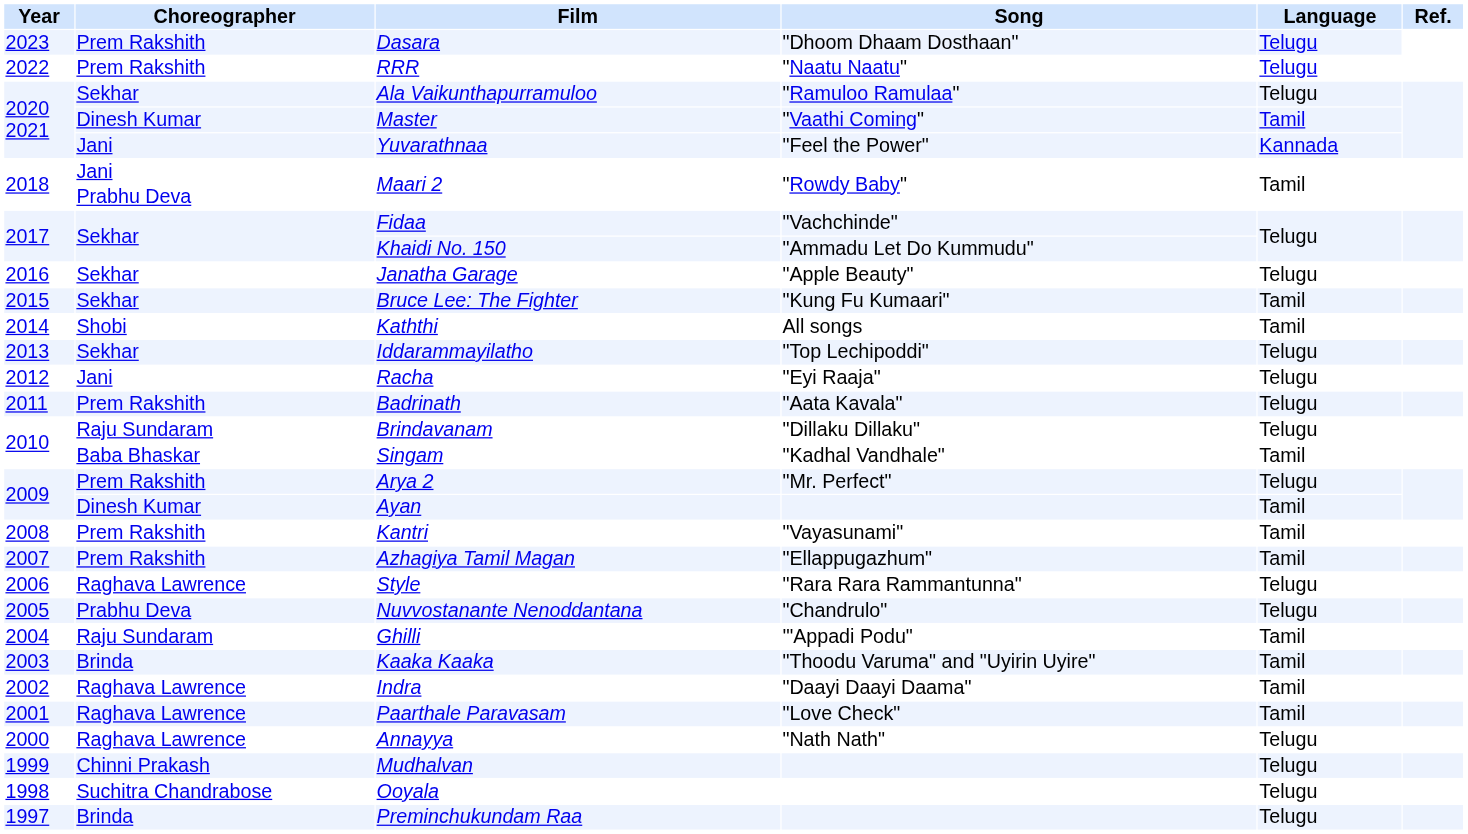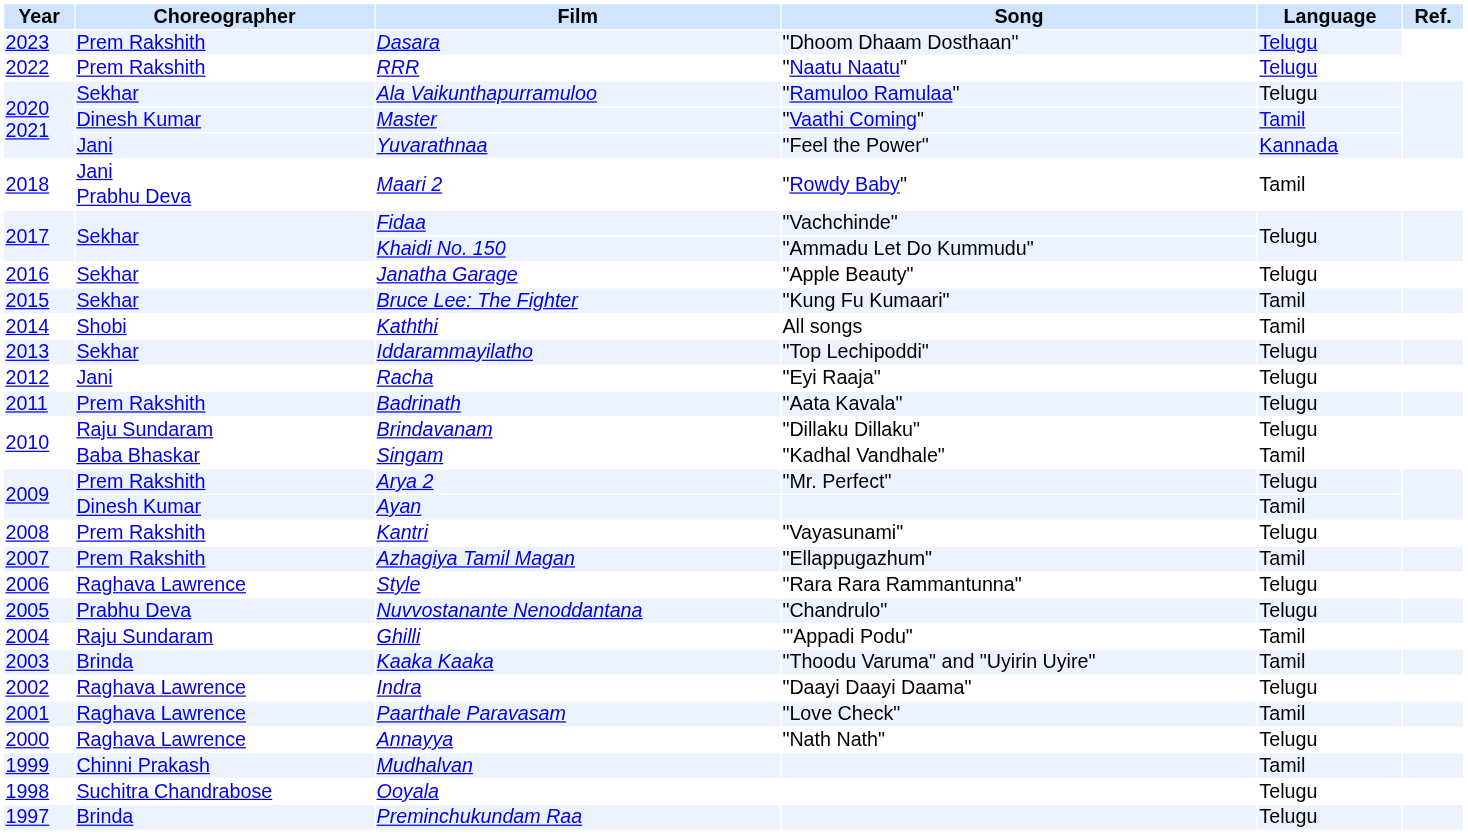(1282, 533) Tamil -> (1288, 533) Telugu
(1282, 687) Tamil -> (1288, 687) Telugu
(1288, 765) Telugu -> (1282, 765) Tamil
